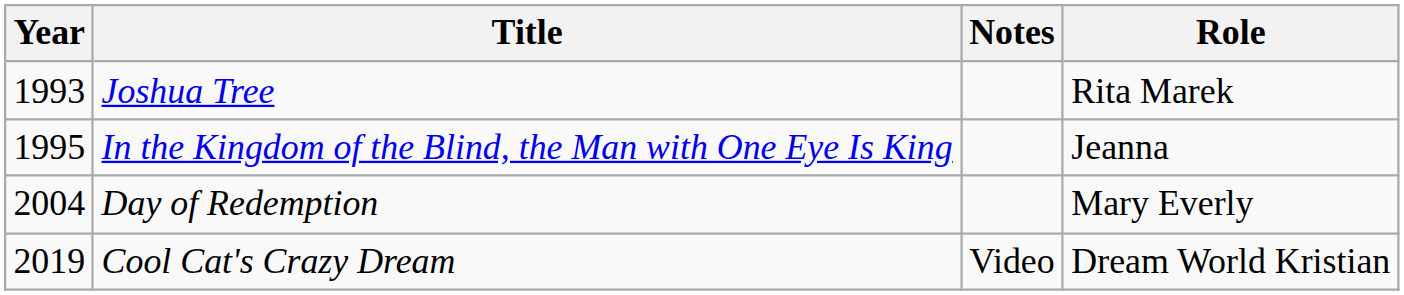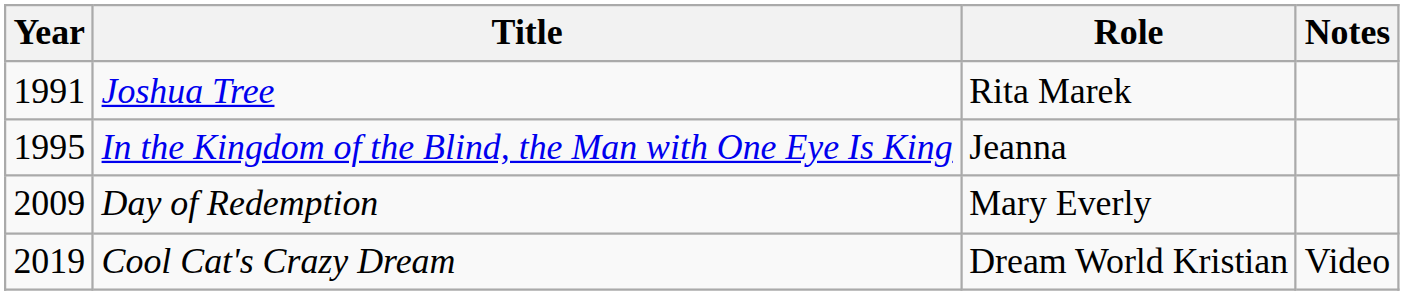columns swapped: (1231, 32) <-> (1012, 32)
(49, 89) 1993 -> (49, 89) 1991
(49, 203) 2004 -> (49, 203) 2009
